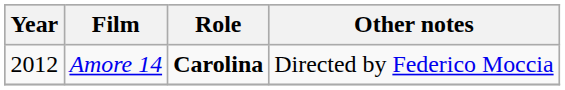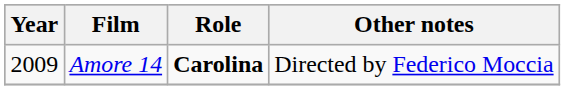(34, 64) 2012 -> (34, 64) 2009
